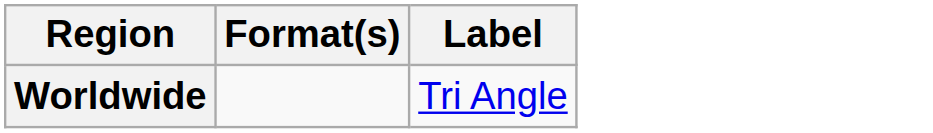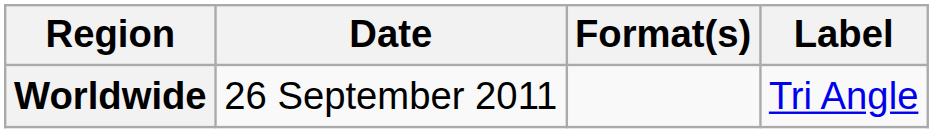+ column: (391, 34)
